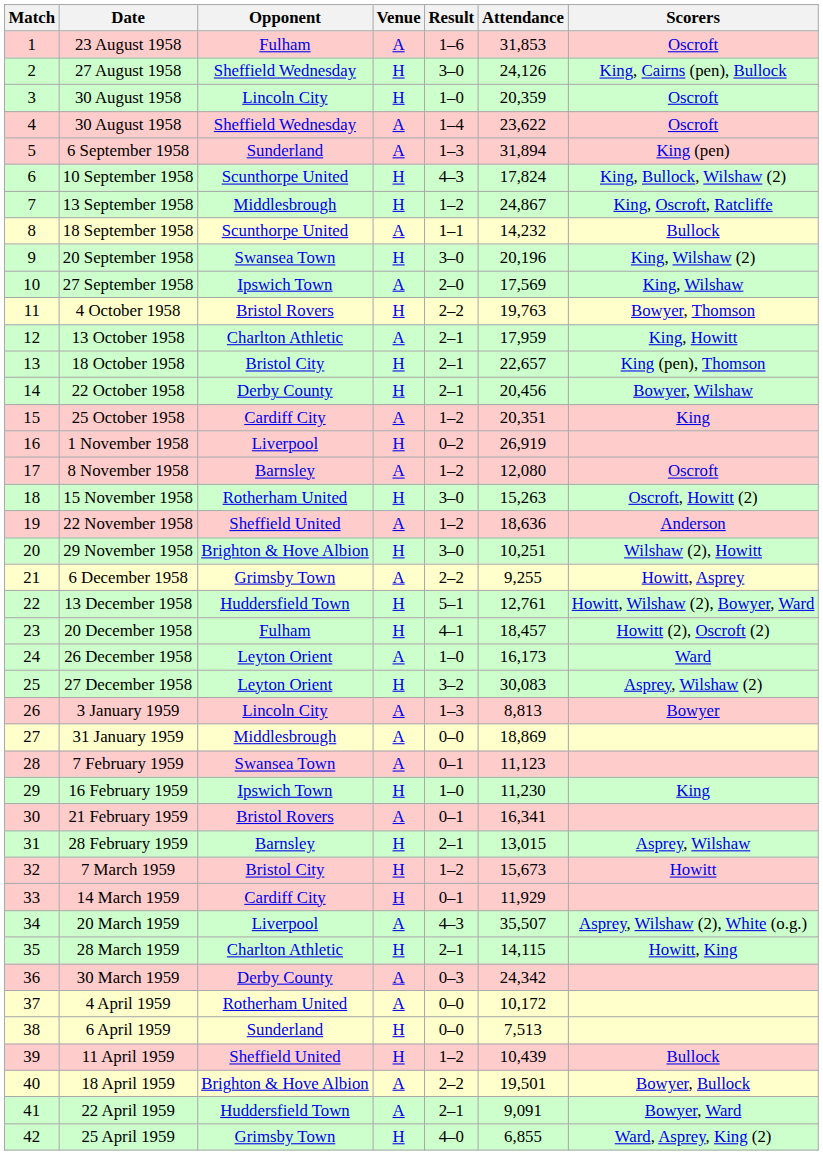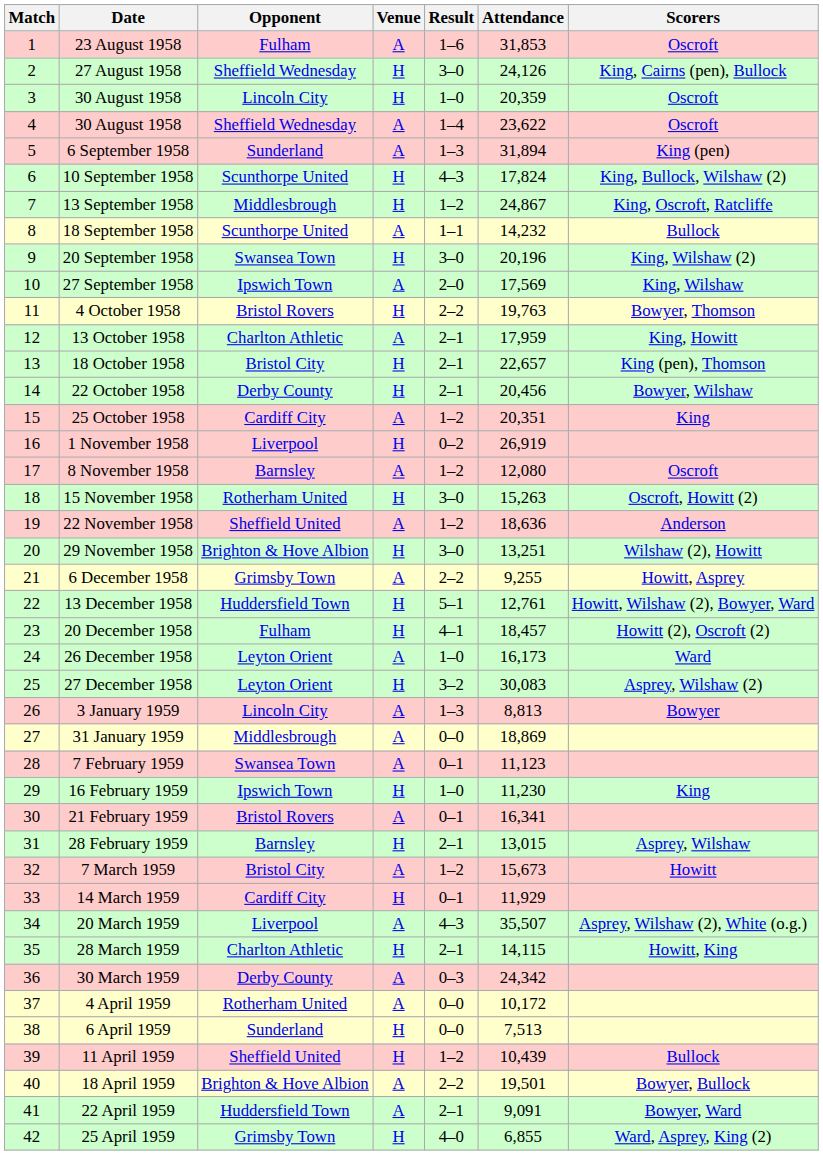(523, 550) 10,251 -> (523, 550) 13,251
(399, 870) H -> (399, 870) A
